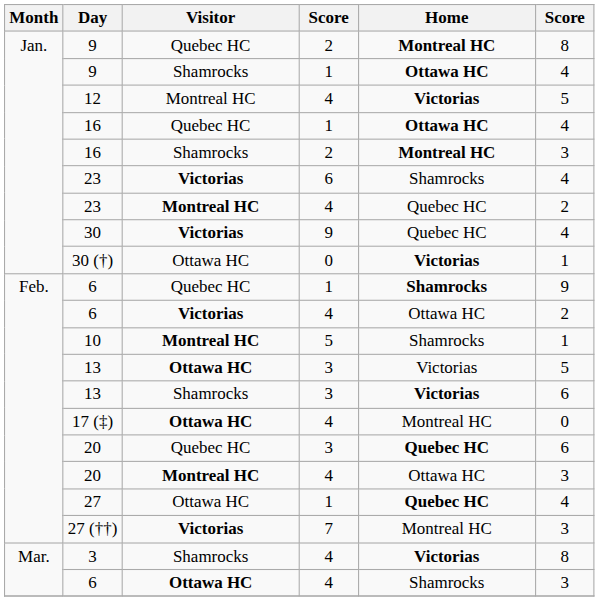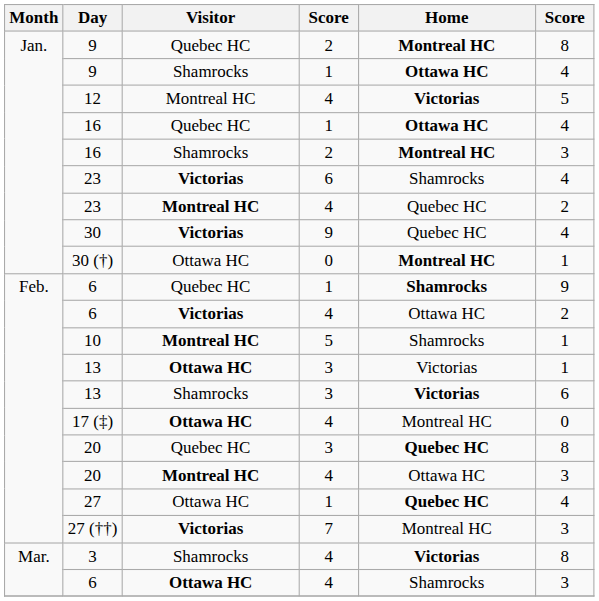(447, 260) Victorias -> (447, 260) Montreal HC
(565, 367) 5 -> (565, 367) 1
(565, 448) 6 -> (565, 448) 8
